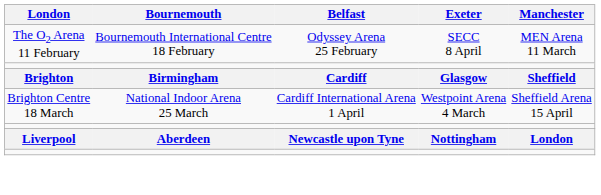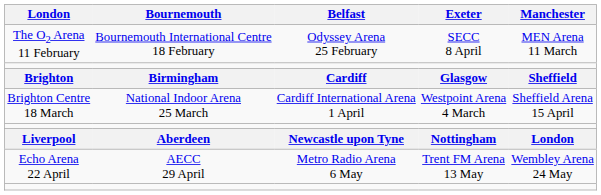+ row: (49, 166)
